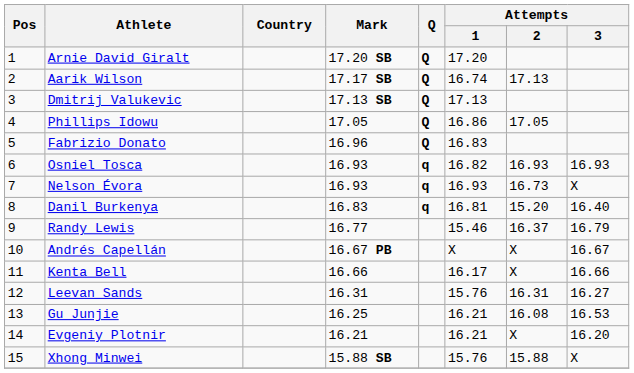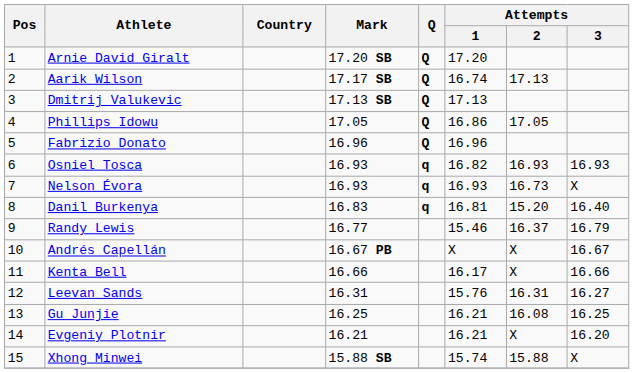(468, 144) 16.83 -> (468, 144) 16.96
(590, 315) 16.53 -> (590, 315) 16.25
(468, 358) 15.76 -> (468, 358) 15.74
